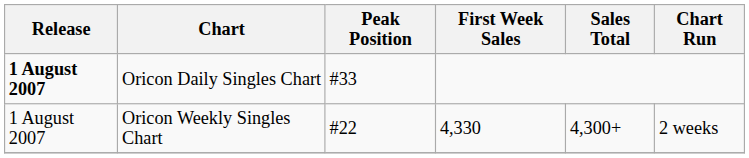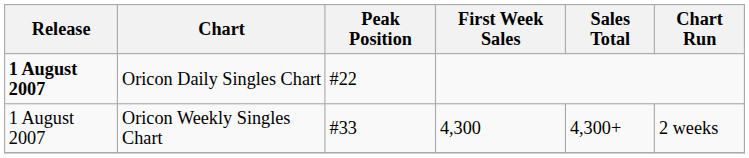(343, 78) #33 -> (343, 78) #22
(343, 128) #22 -> (343, 128) #33
(460, 128) 4,330 -> (460, 128) 4,300
